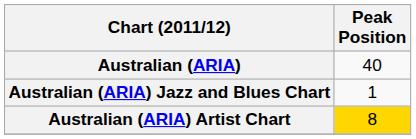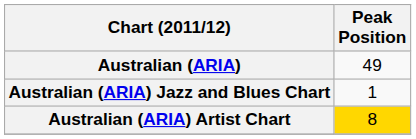(372, 65) 40 -> (372, 65) 49
